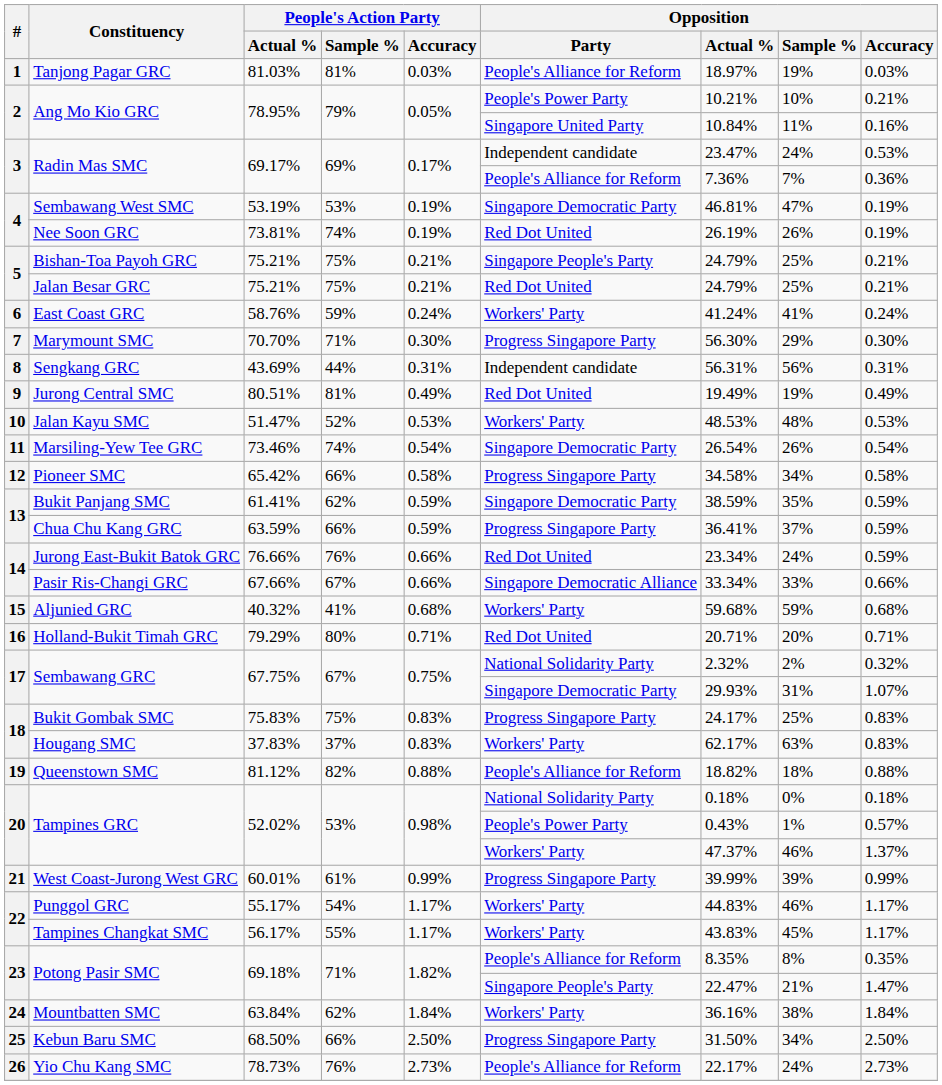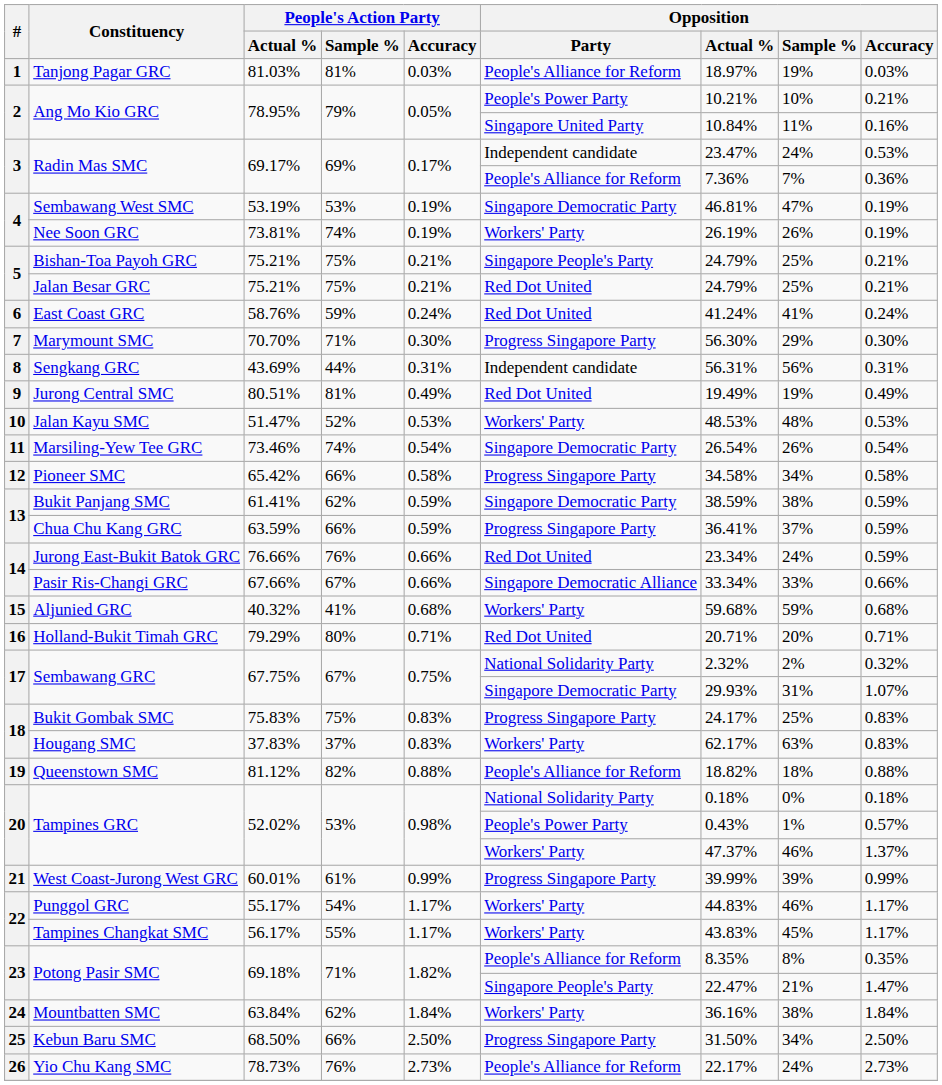(538, 233) Red Dot United -> (534, 233) Workers' Party
(534, 313) Workers' Party -> (538, 313) Red Dot United
(798, 502) 35% -> (798, 502) 38%
